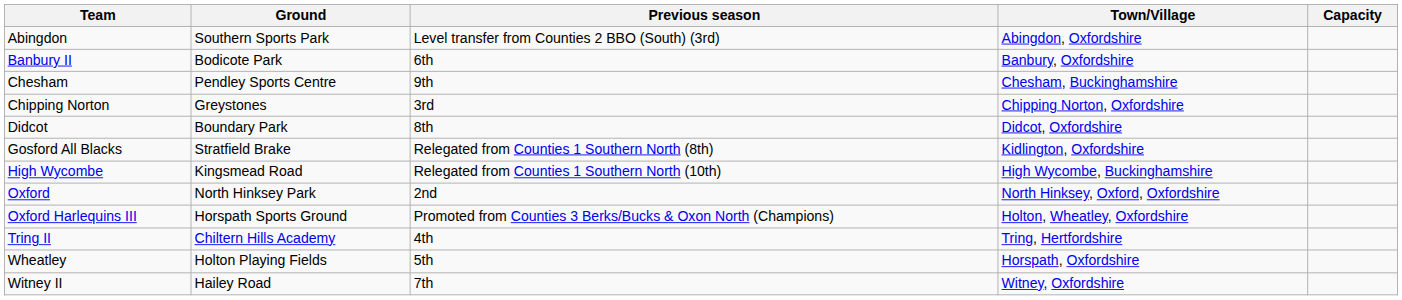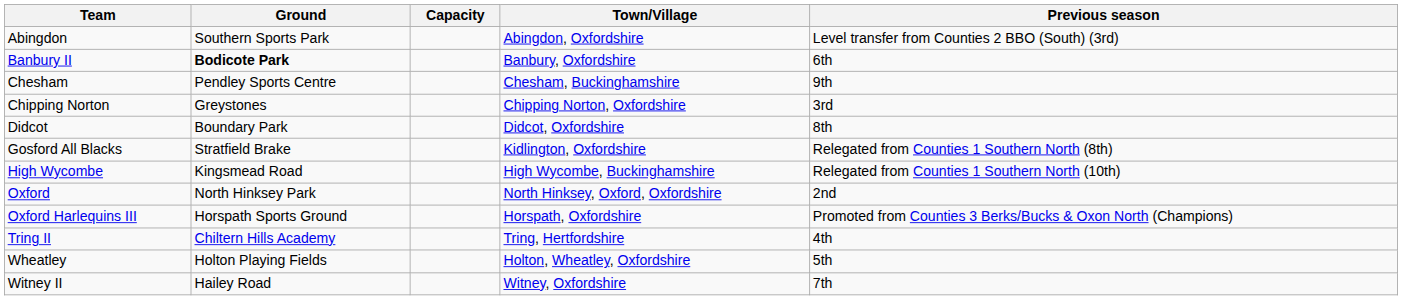columns swapped: (1353, 15) <-> (704, 15)
(238, 60) normal -> (242, 60) bold
(1095, 216) Holton, Wheatley, Oxfordshire -> (572, 216) Horspath, Oxfordshire
(1070, 261) Horspath, Oxfordshire -> (597, 261) Holton, Wheatley, Oxfordshire
